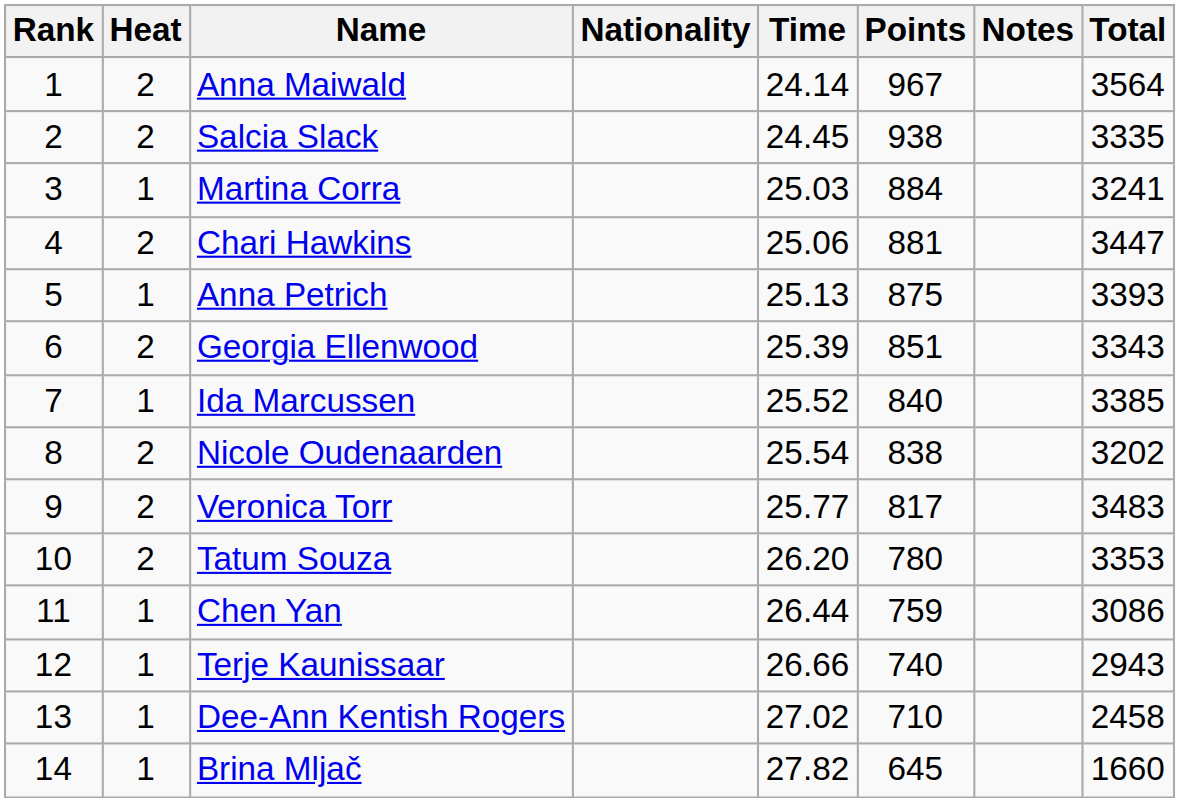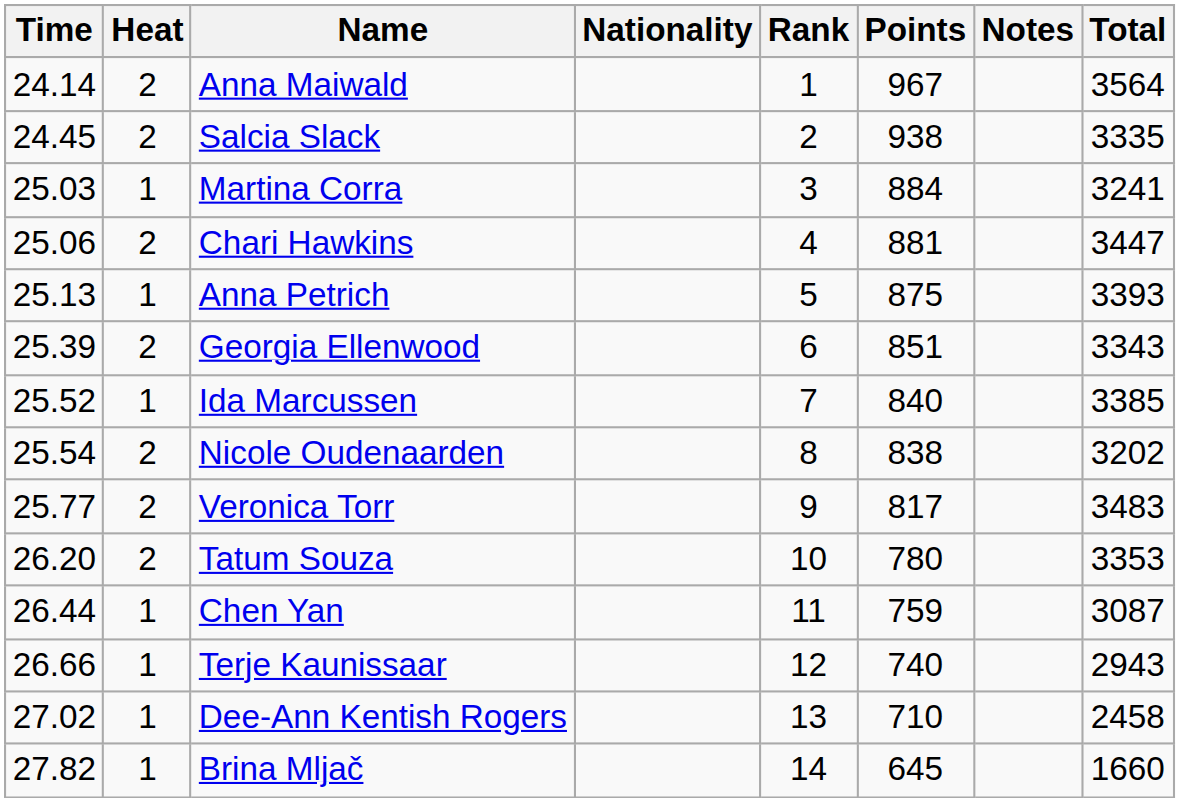columns swapped: (53, 30) <-> (807, 30)
(1128, 611) 3086 -> (1128, 611) 3087
